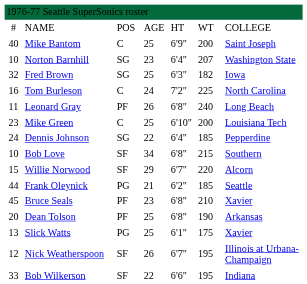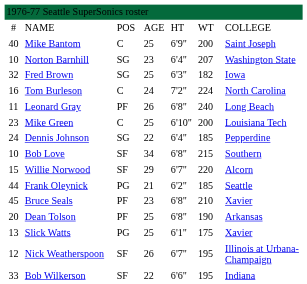(206, 91) 225 -> (206, 91) 224
